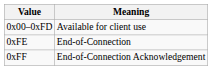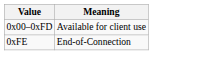- row: (17, 57)
